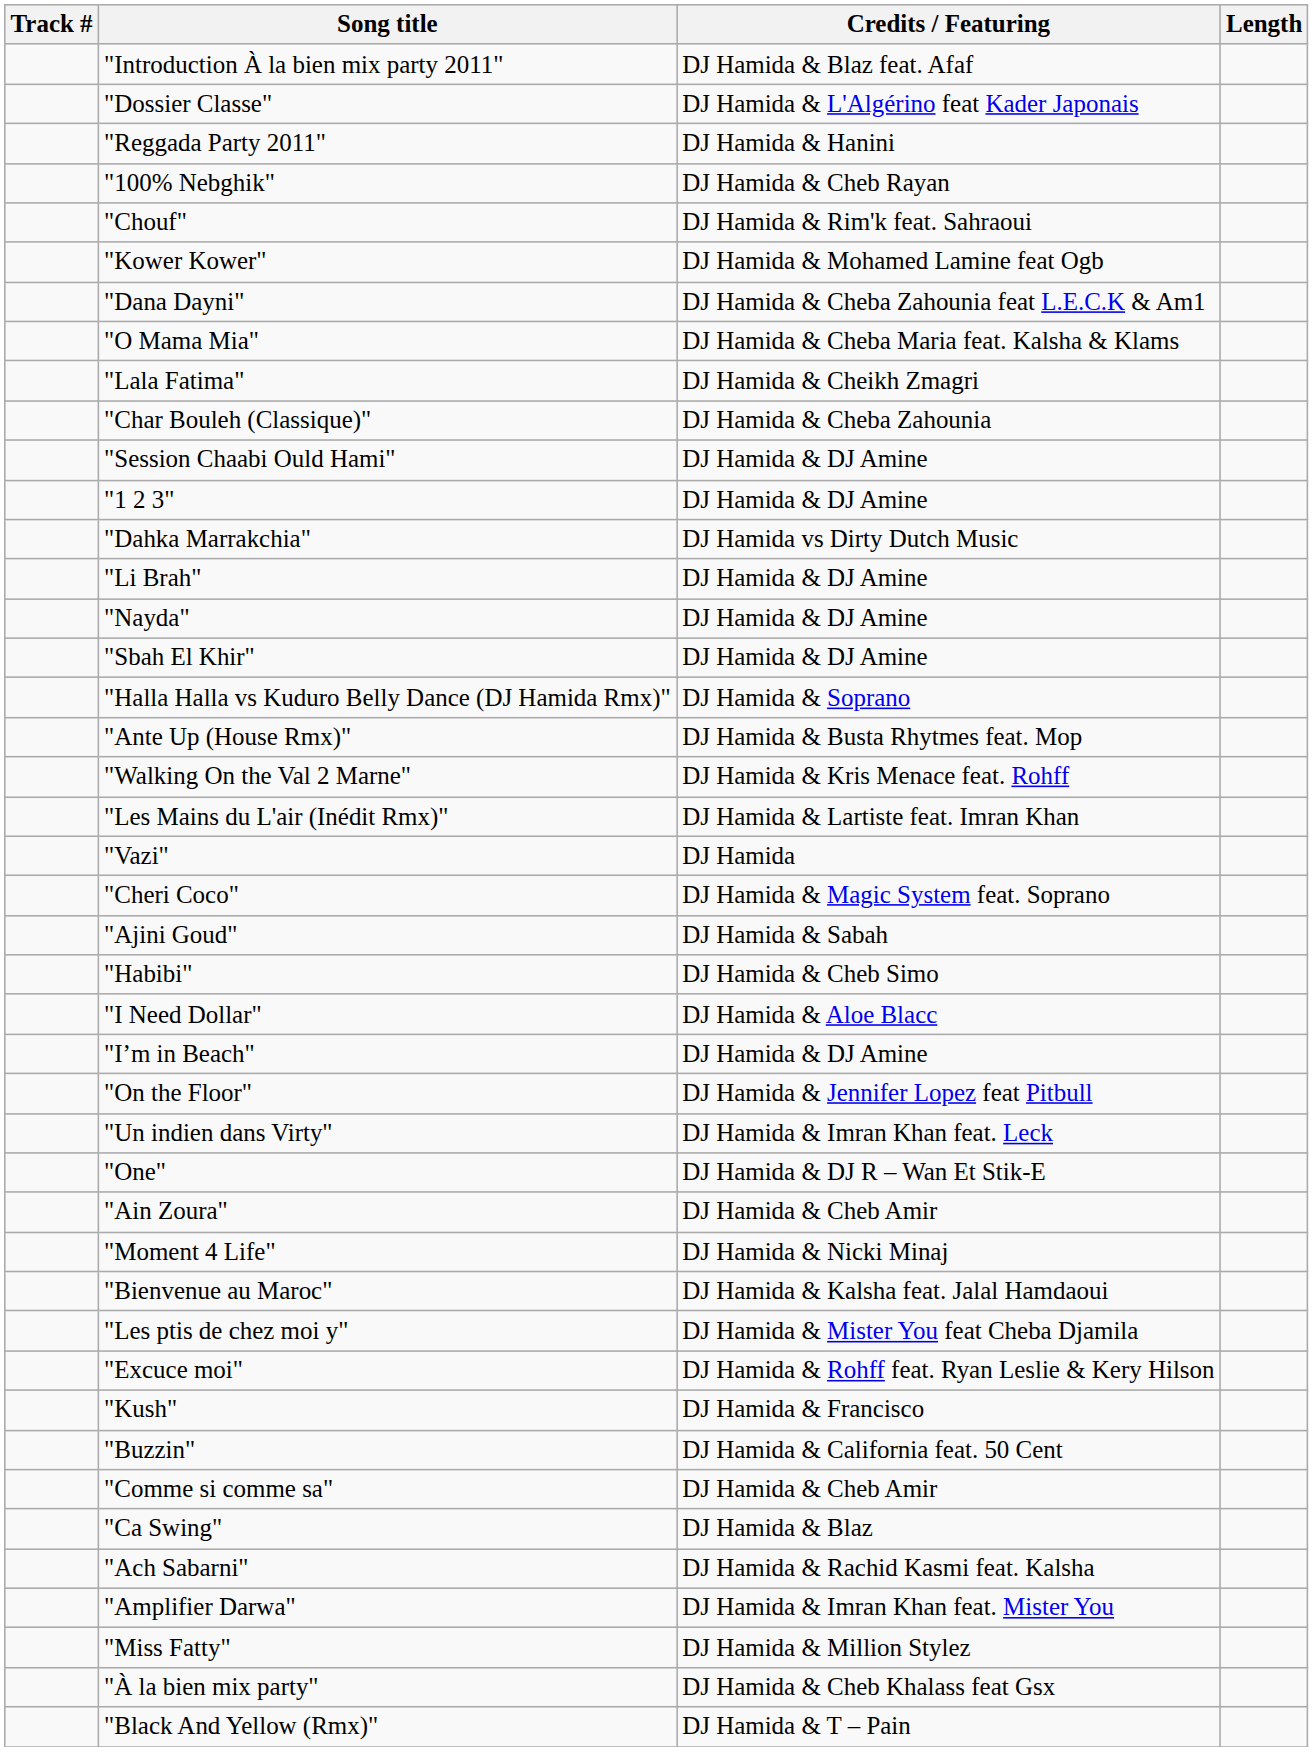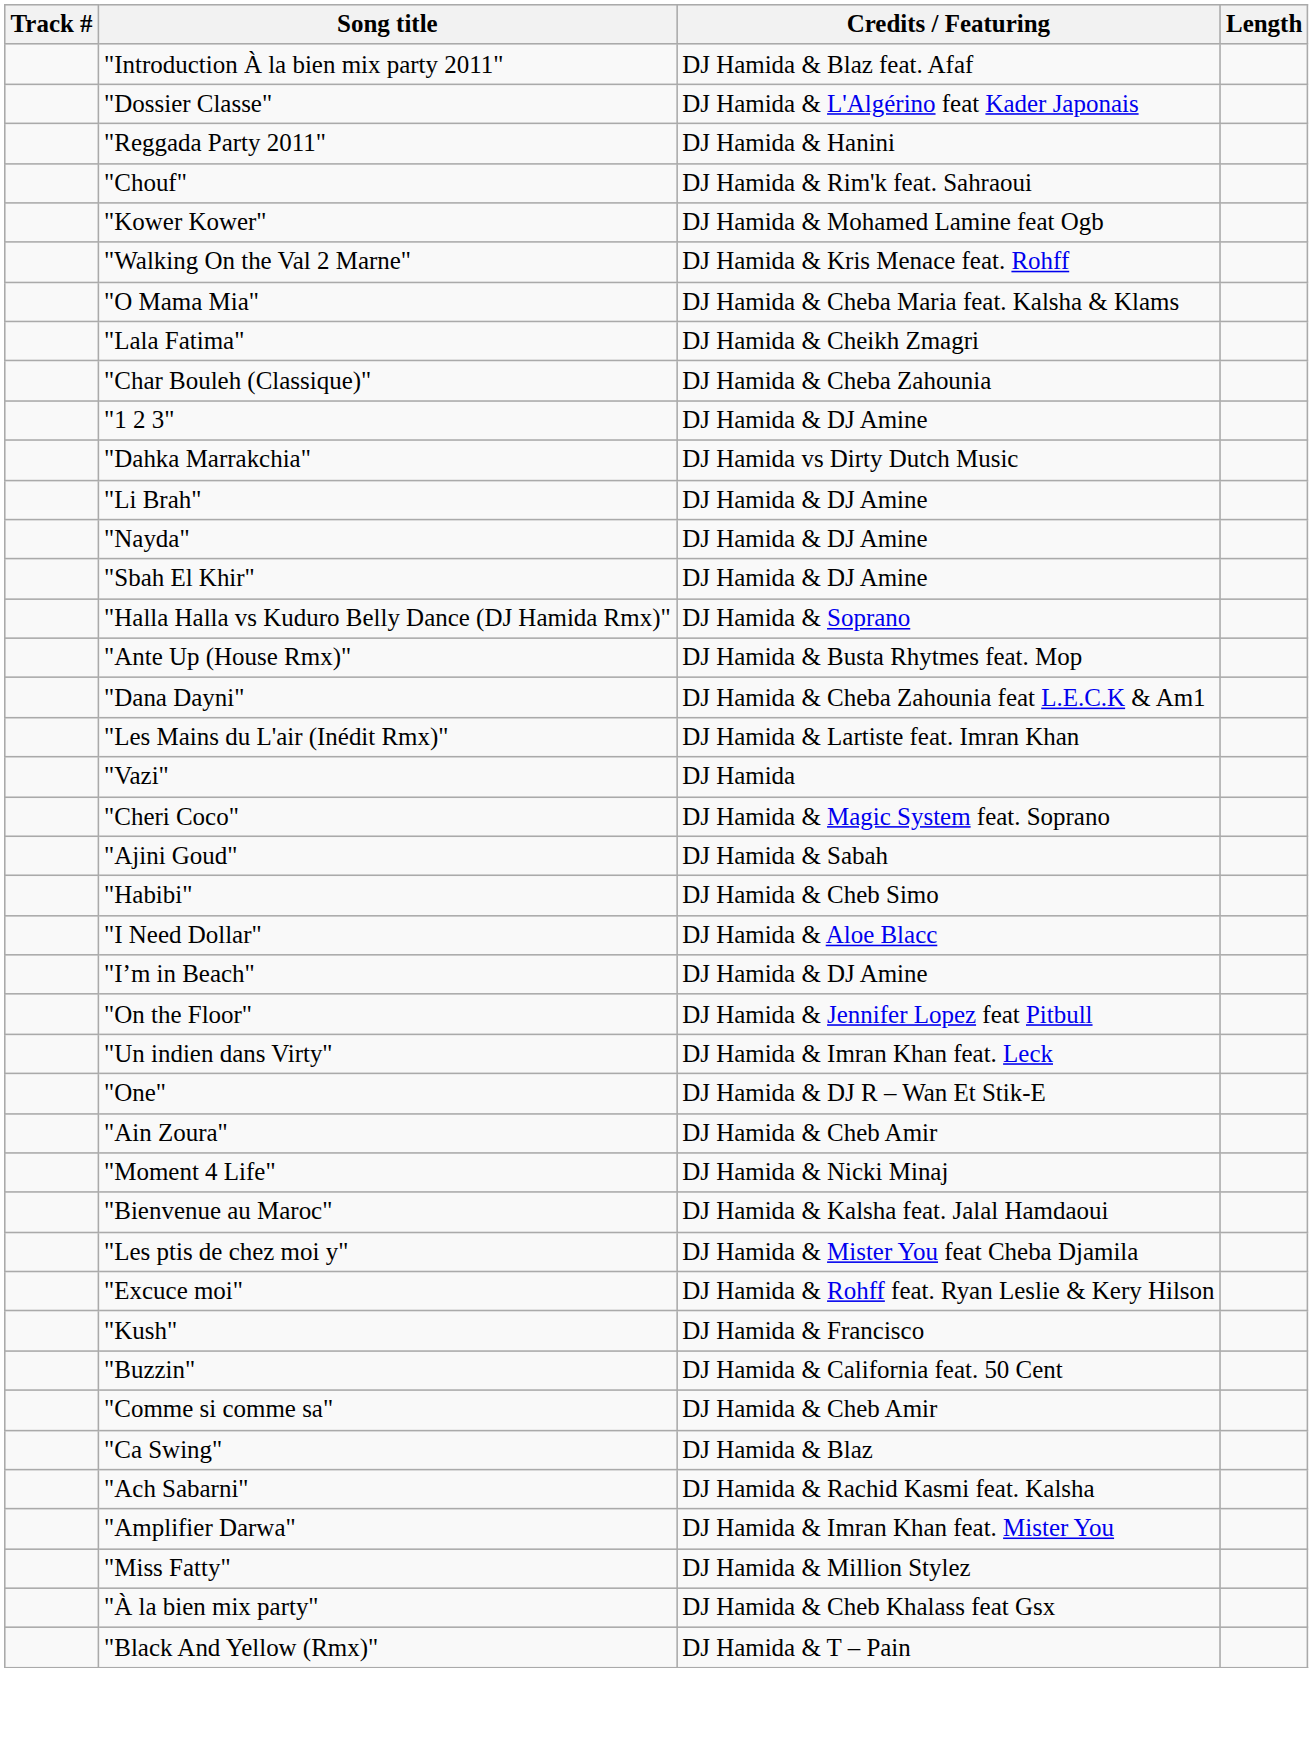- row: (189, 182)
rows swapped: (174, 301) <-> (258, 776)
- row: (250, 459)
